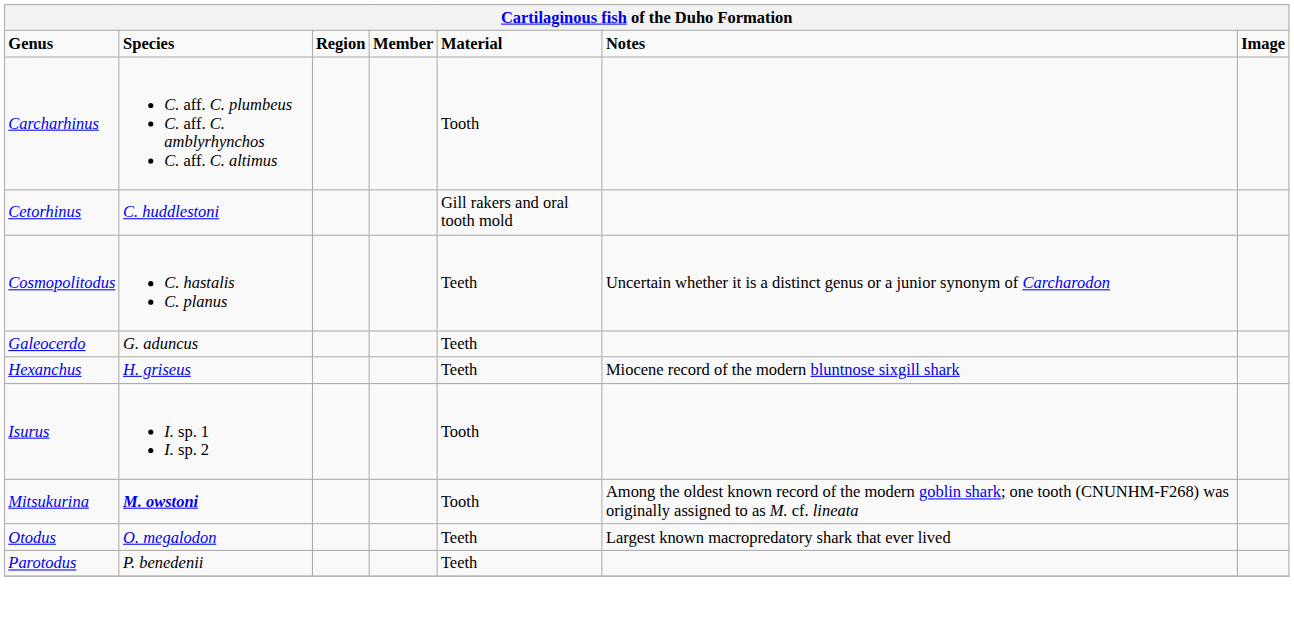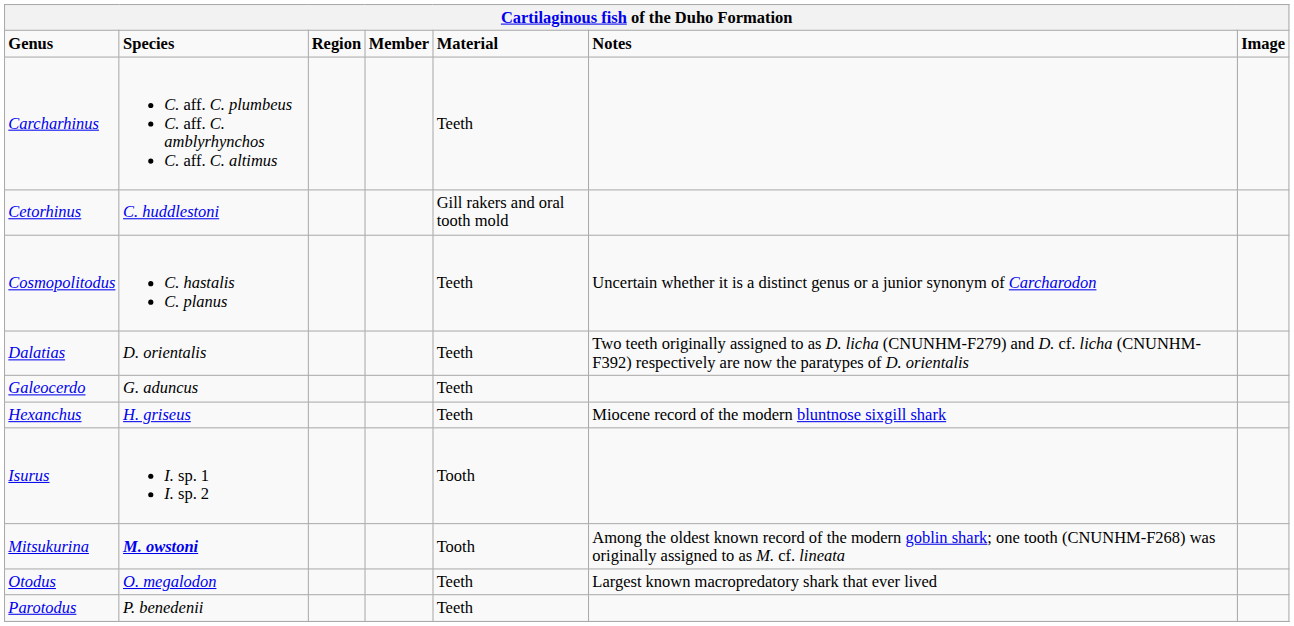(460, 123) Tooth -> (455, 123) Teeth
+ row: (37, 353)
